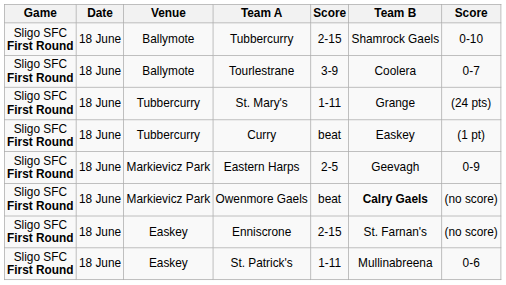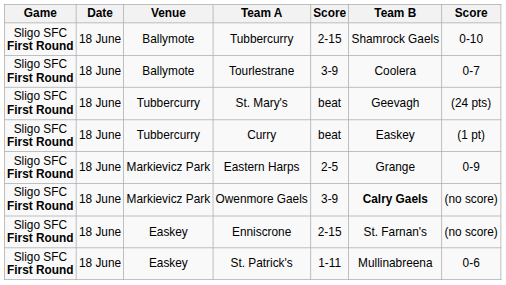(330, 103) 1-11 -> (330, 103) beat
(395, 103) Grange -> (395, 103) Geevagh
(395, 167) Geevagh -> (395, 167) Grange
(330, 199) beat -> (330, 199) 3-9
